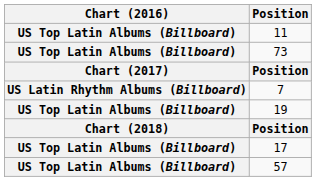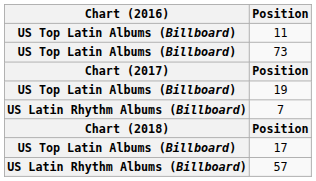rows swapped: (280, 90) <-> (280, 109)
(127, 167) US Top Latin Albums (Billboard) -> (127, 167) US Latin Rhythm Albums (Billboard)
